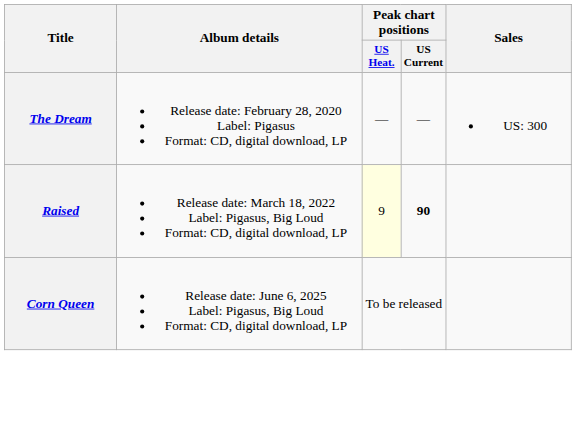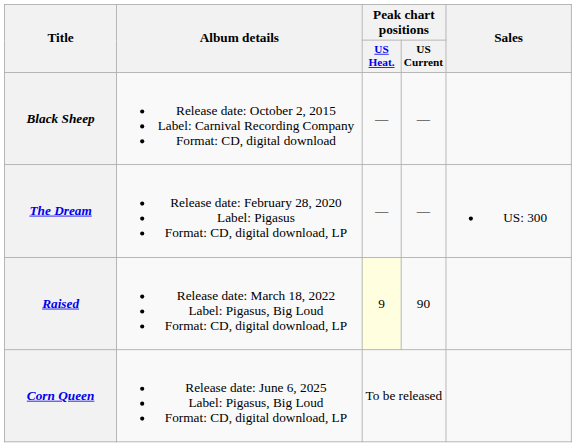+ row: (61, 118)
(423, 211) bold -> (423, 303) normal
